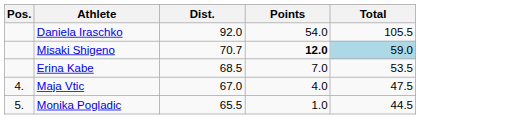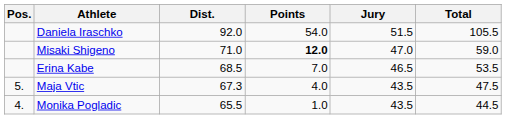+ column: (373, 14)
(231, 50) 70.7 -> (231, 50) 71.0
(402, 50) lightblue background -> (487, 50) no background
(19, 87) 4. -> (19, 87) 5.
(231, 87) 67.0 -> (231, 87) 67.3
(19, 105) 5. -> (19, 105) 4.
